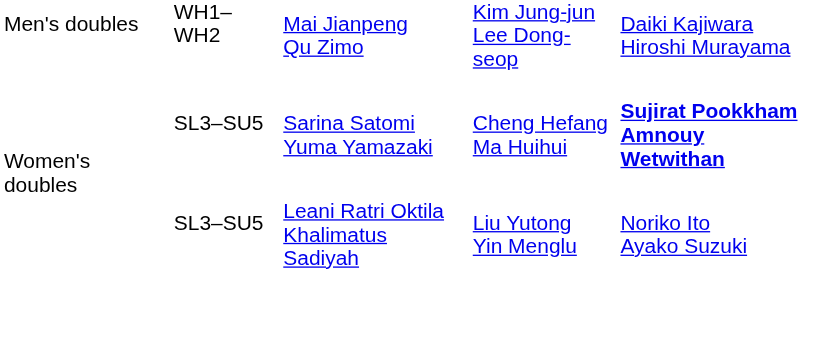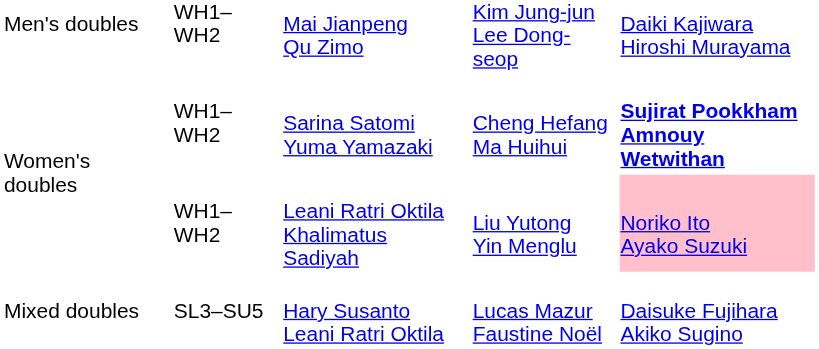(219, 123) SL3–SU5 -> (203, 123) WH1–WH2
(219, 223) SL3–SU5 -> (203, 223) WH1–WH2
(684, 234) no background -> (684, 234) pink background
+ row: (364, 322)
